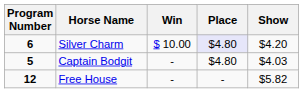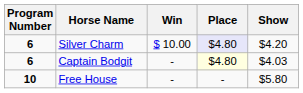(30, 62) 5 -> (30, 62) 6
(223, 62) no background -> (223, 62) lightyellow background
(30, 79) 12 -> (30, 79) 10
(273, 79) $5.82 -> (273, 79) $5.80
